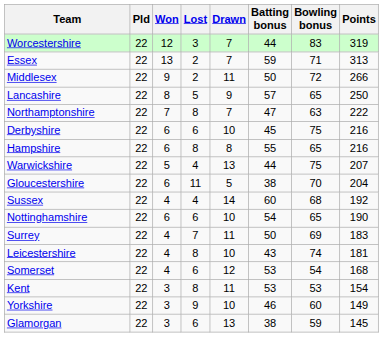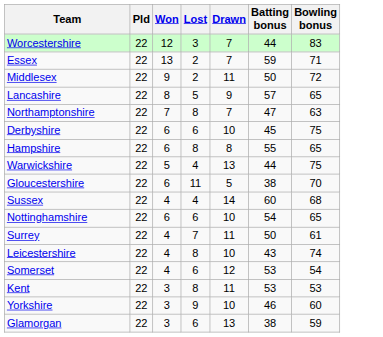- column: (359, 19)
(316, 235) 69 -> (316, 235) 61
